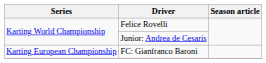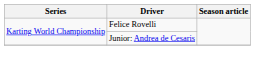- row: (159, 51)
